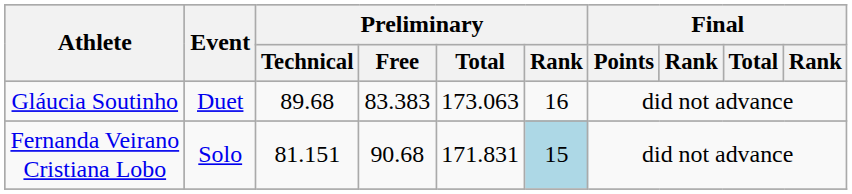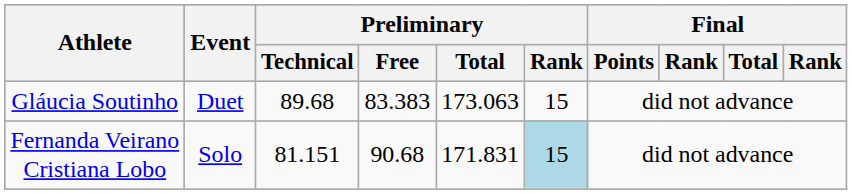(556, 101) 16 -> (556, 101) 15
